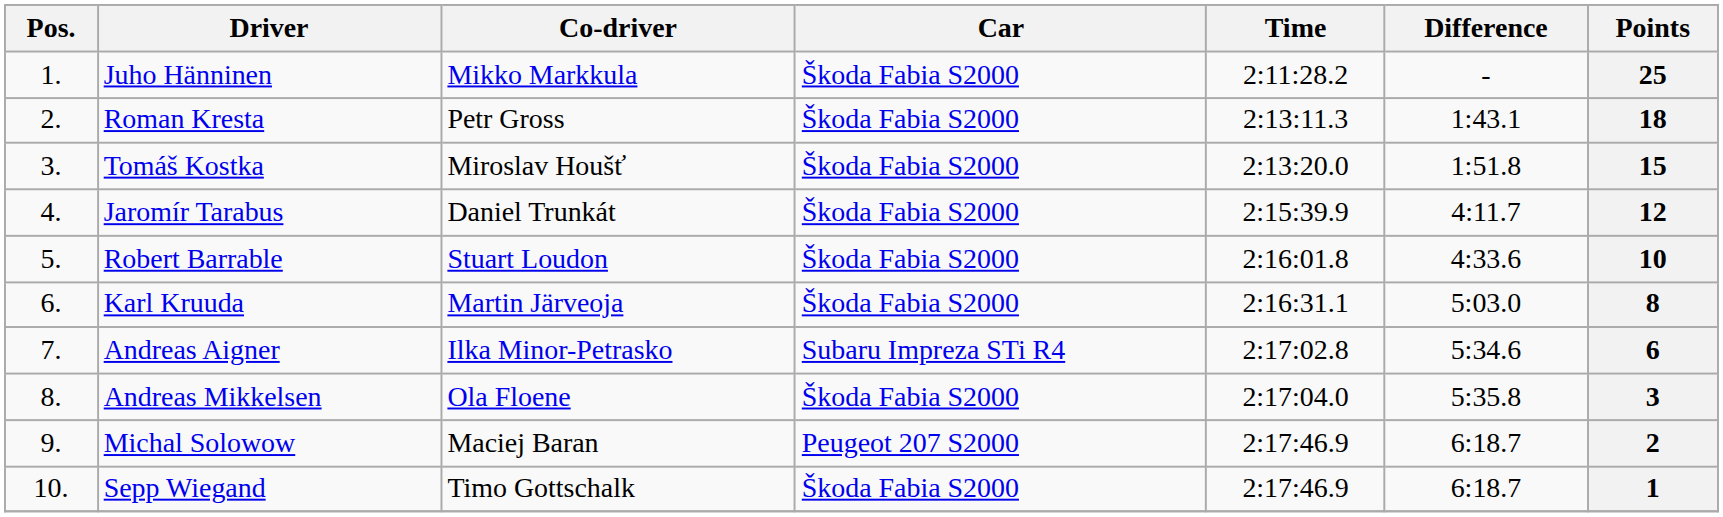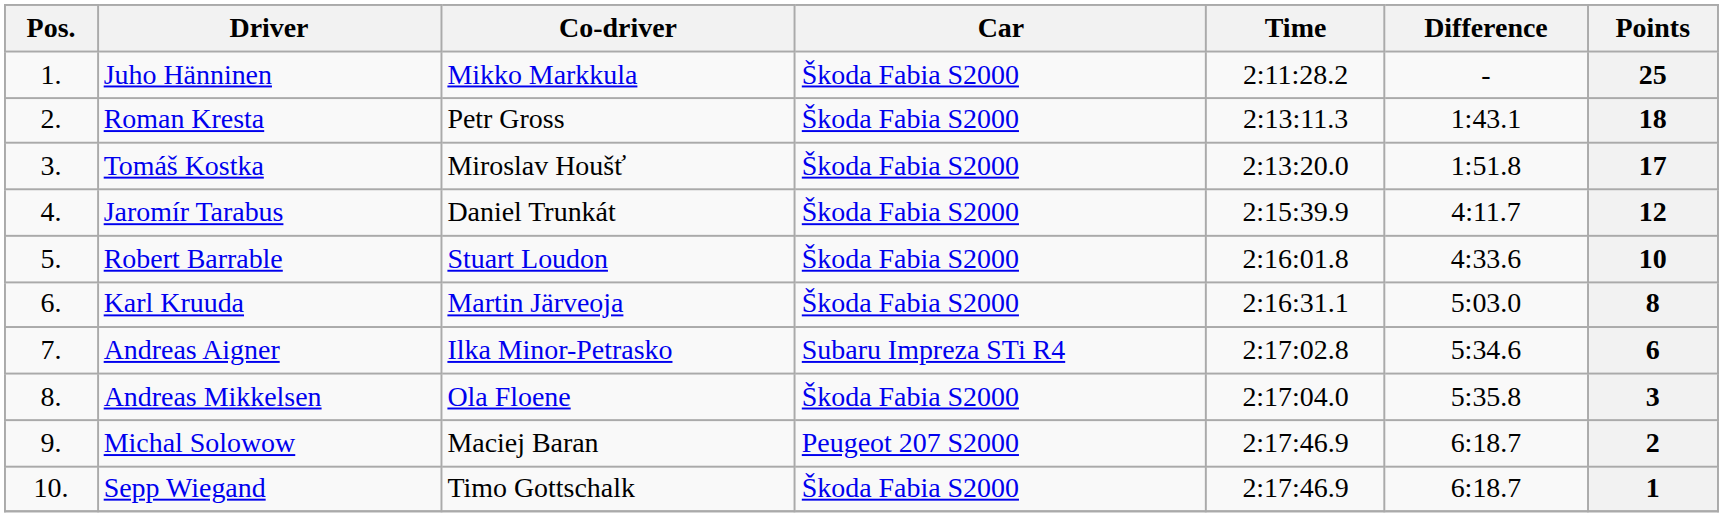(1653, 166) 15 -> (1653, 166) 17
